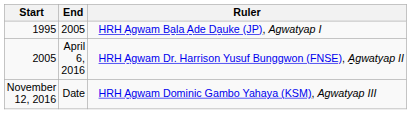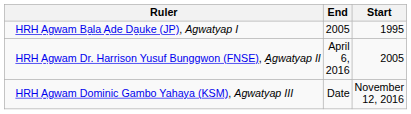columns swapped: (32, 13) <-> (247, 13)
